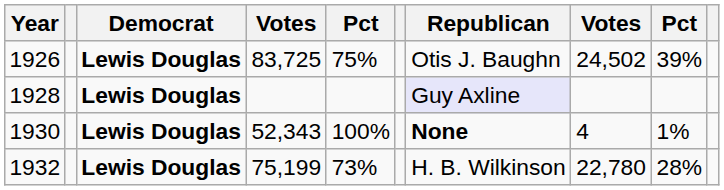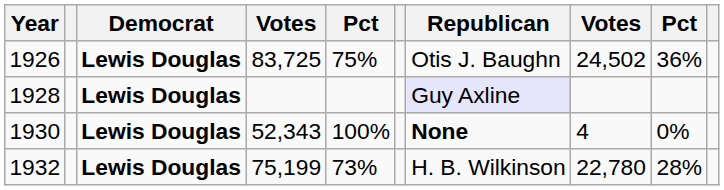(679, 59) 39% -> (679, 59) 36%
(673, 131) 1% -> (673, 131) 0%
